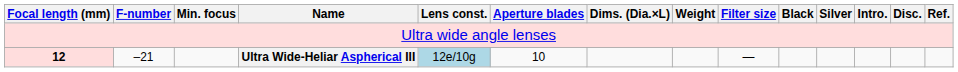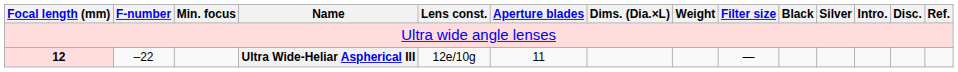(144, 57) –21 -> (144, 57) –22
(454, 57) lightblue background -> (454, 57) no background
(539, 57) 10 -> (539, 57) 11
